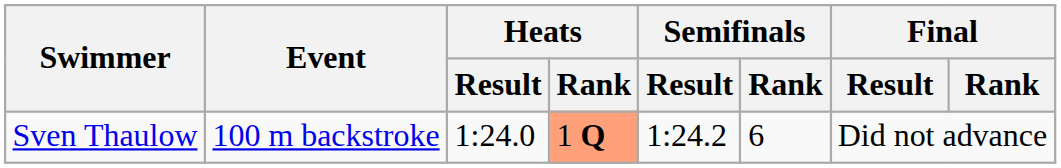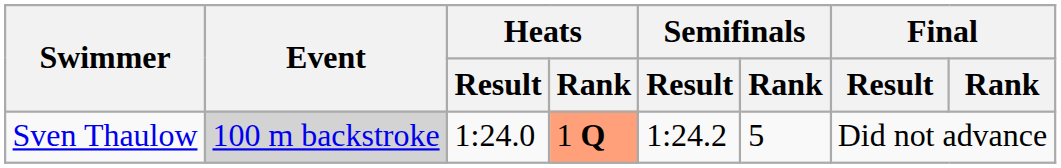(326, 136) no background -> (326, 136) lightgrey background
(756, 136) 6 -> (756, 136) 5
